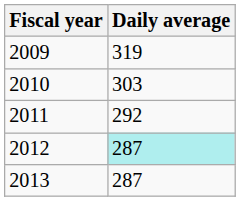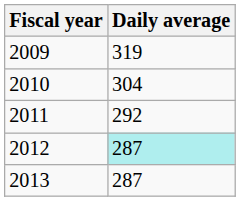(127, 84) 303 -> (127, 84) 304
